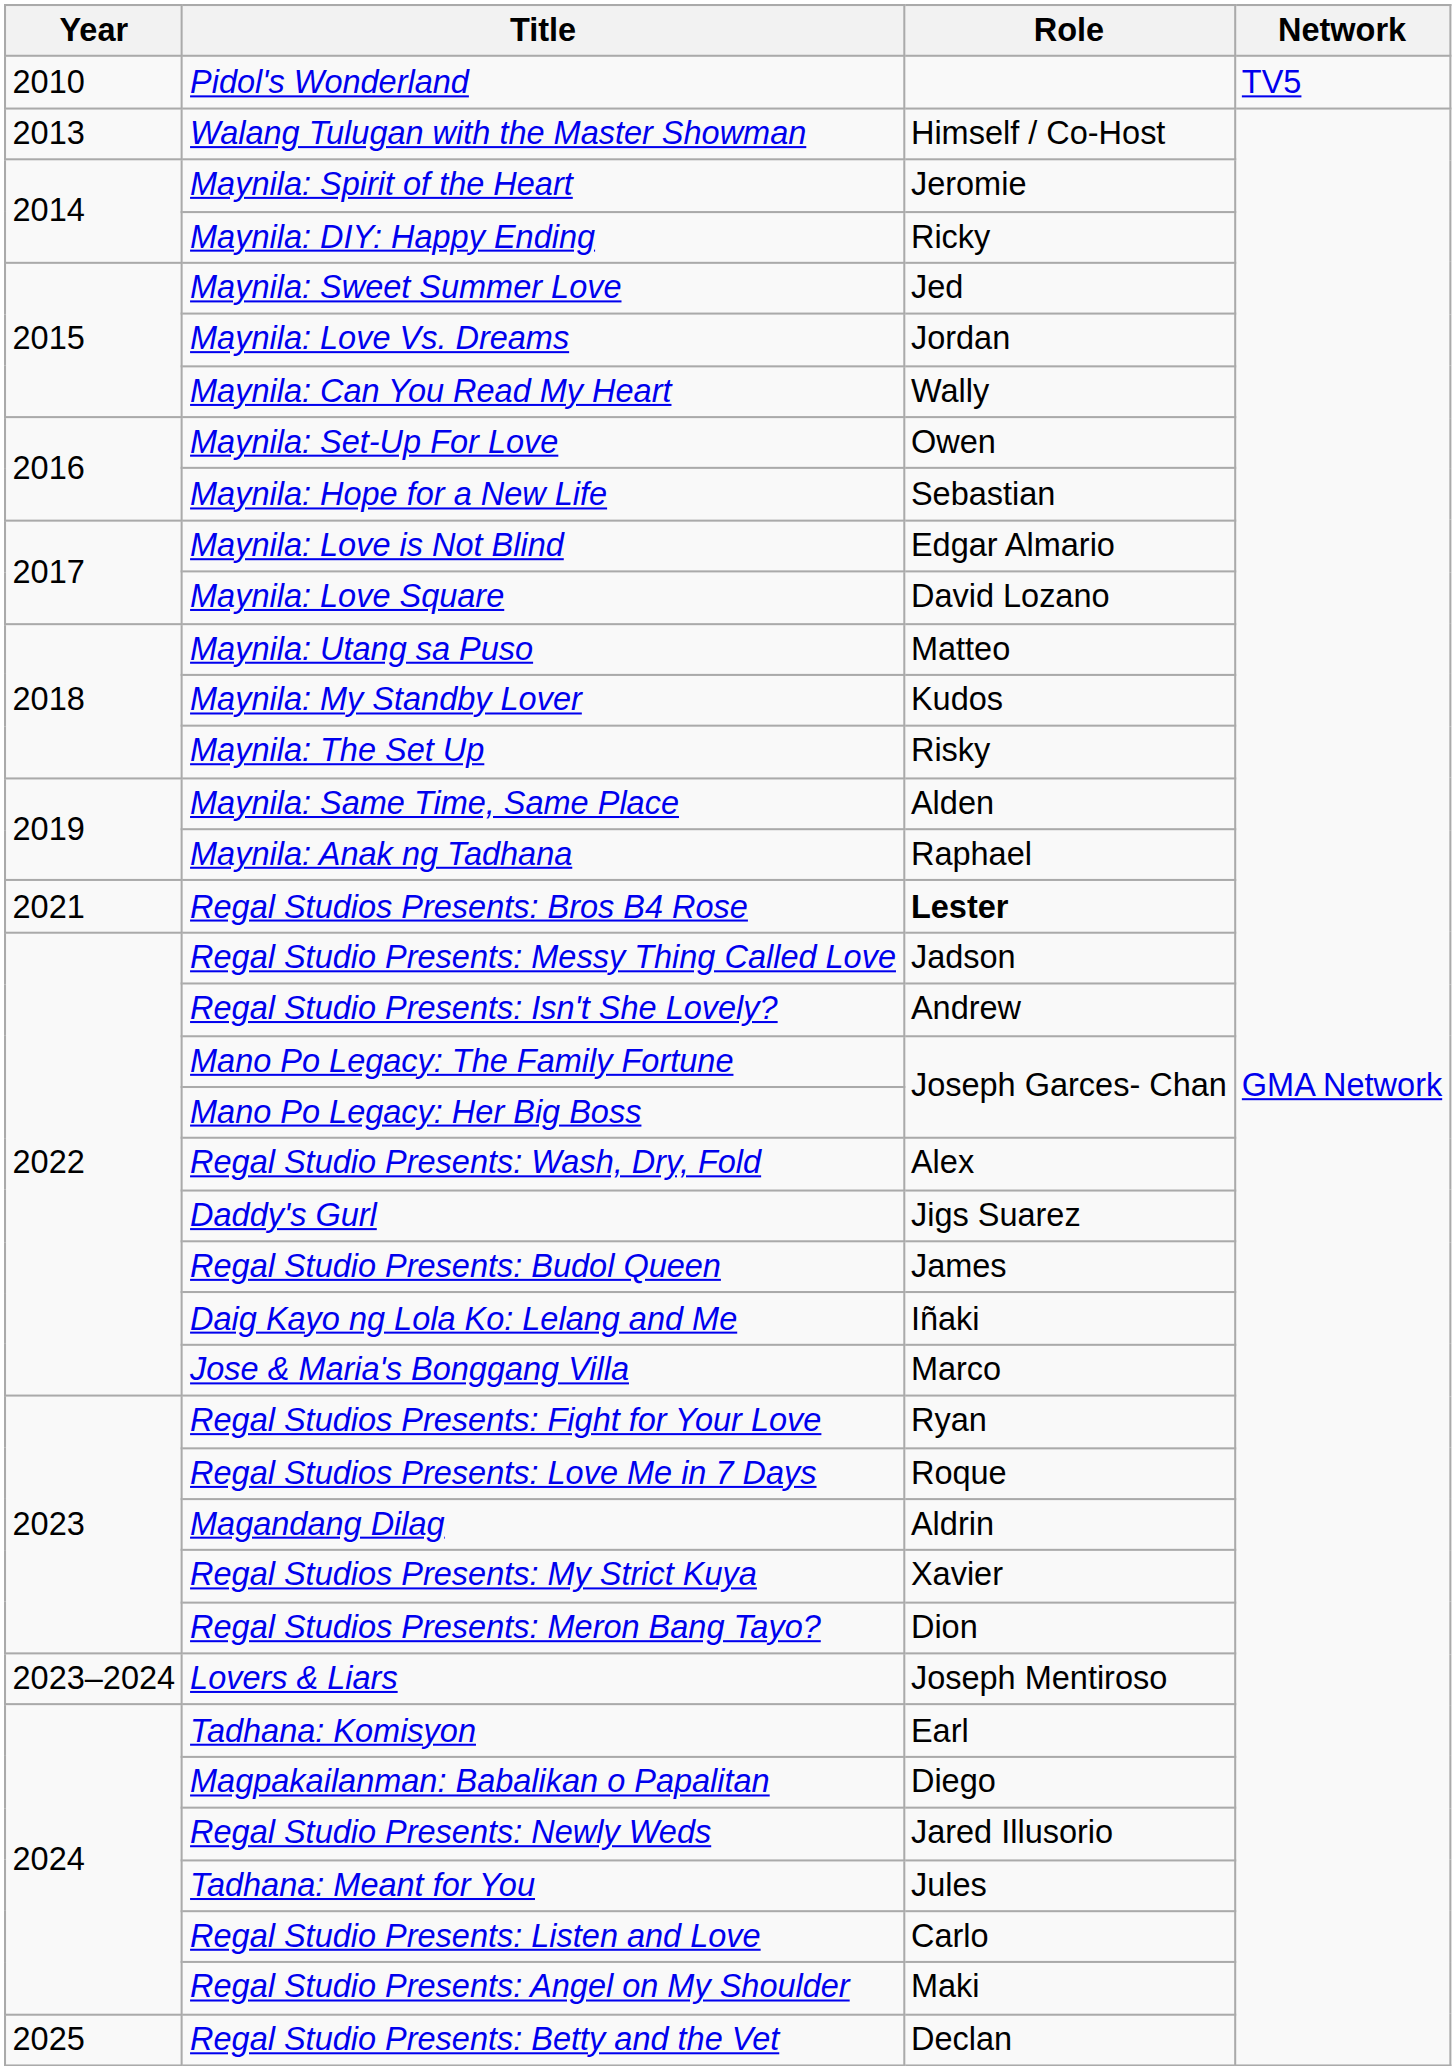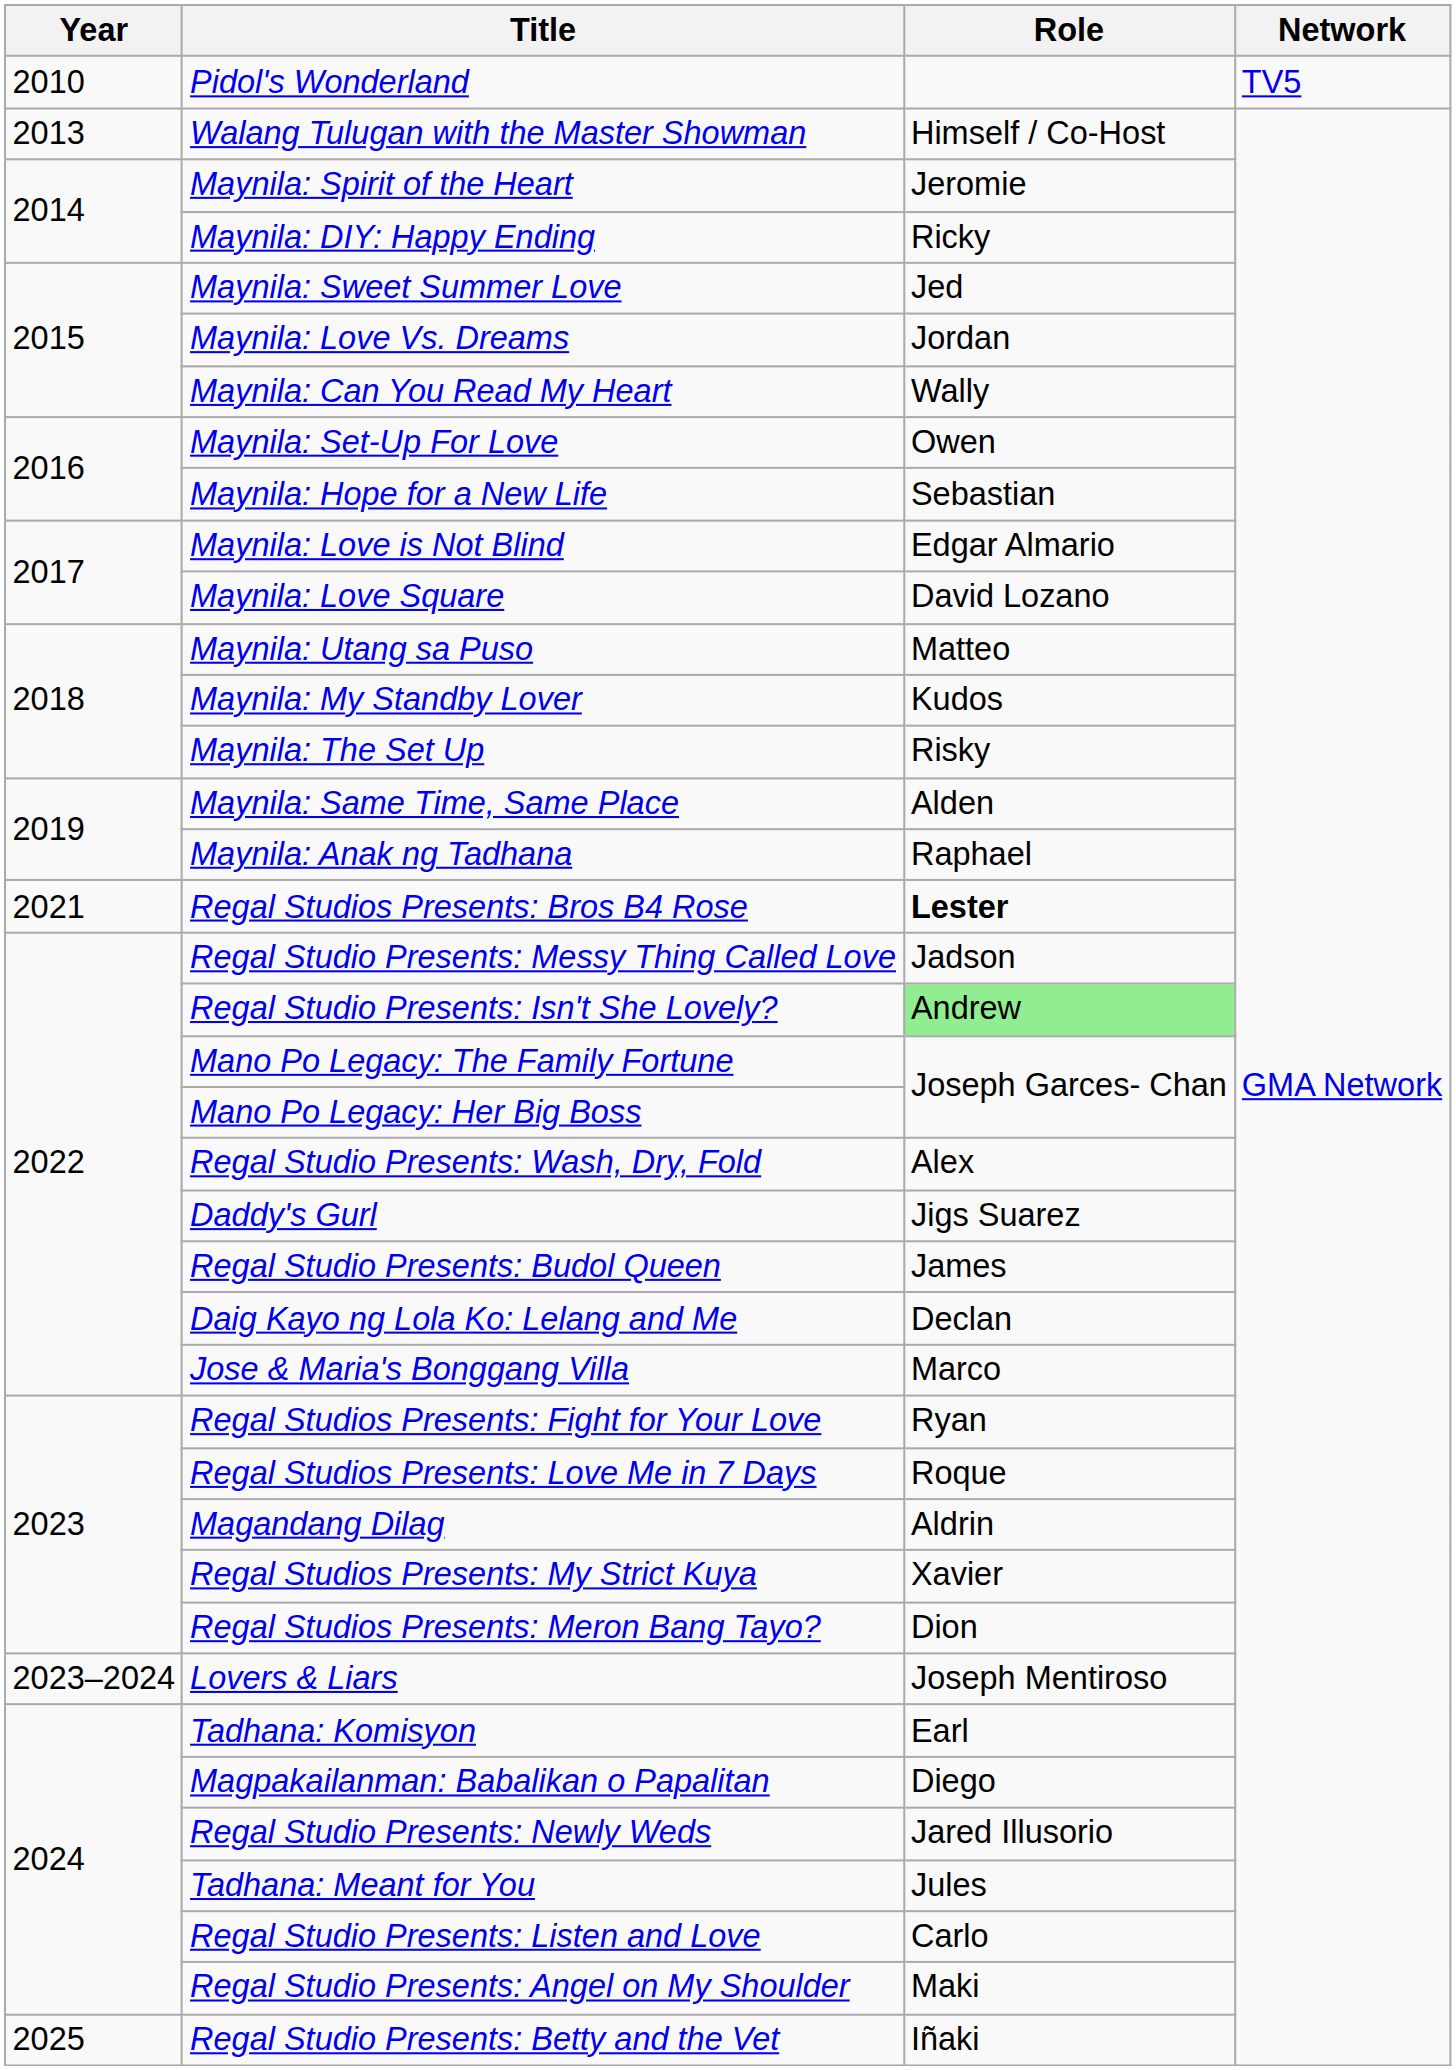(966, 1008) no background -> (966, 1008) lightgreen background
(945, 1318) Iñaki -> (961, 1318) Declan
(961, 2039) Declan -> (945, 2039) Iñaki
